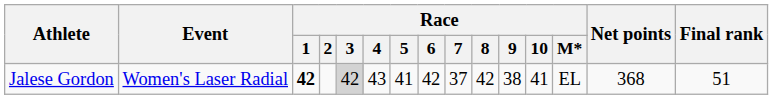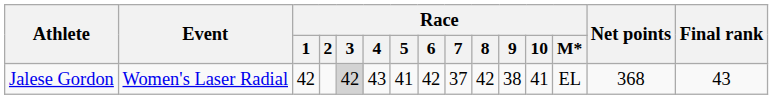(306, 79) bold -> (306, 79) normal
(721, 79) 51 -> (721, 79) 43
